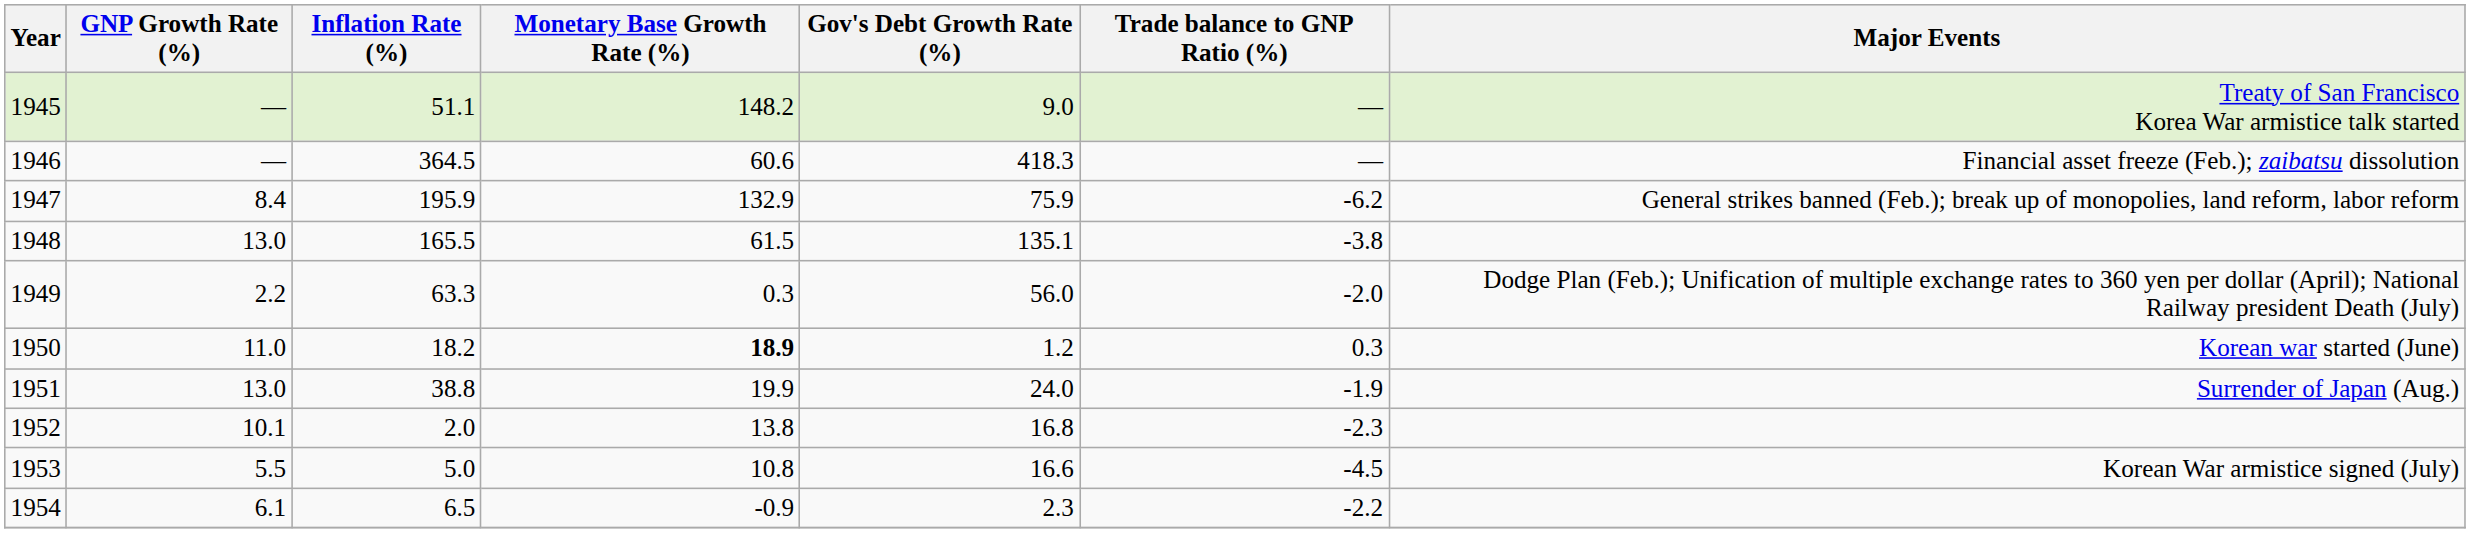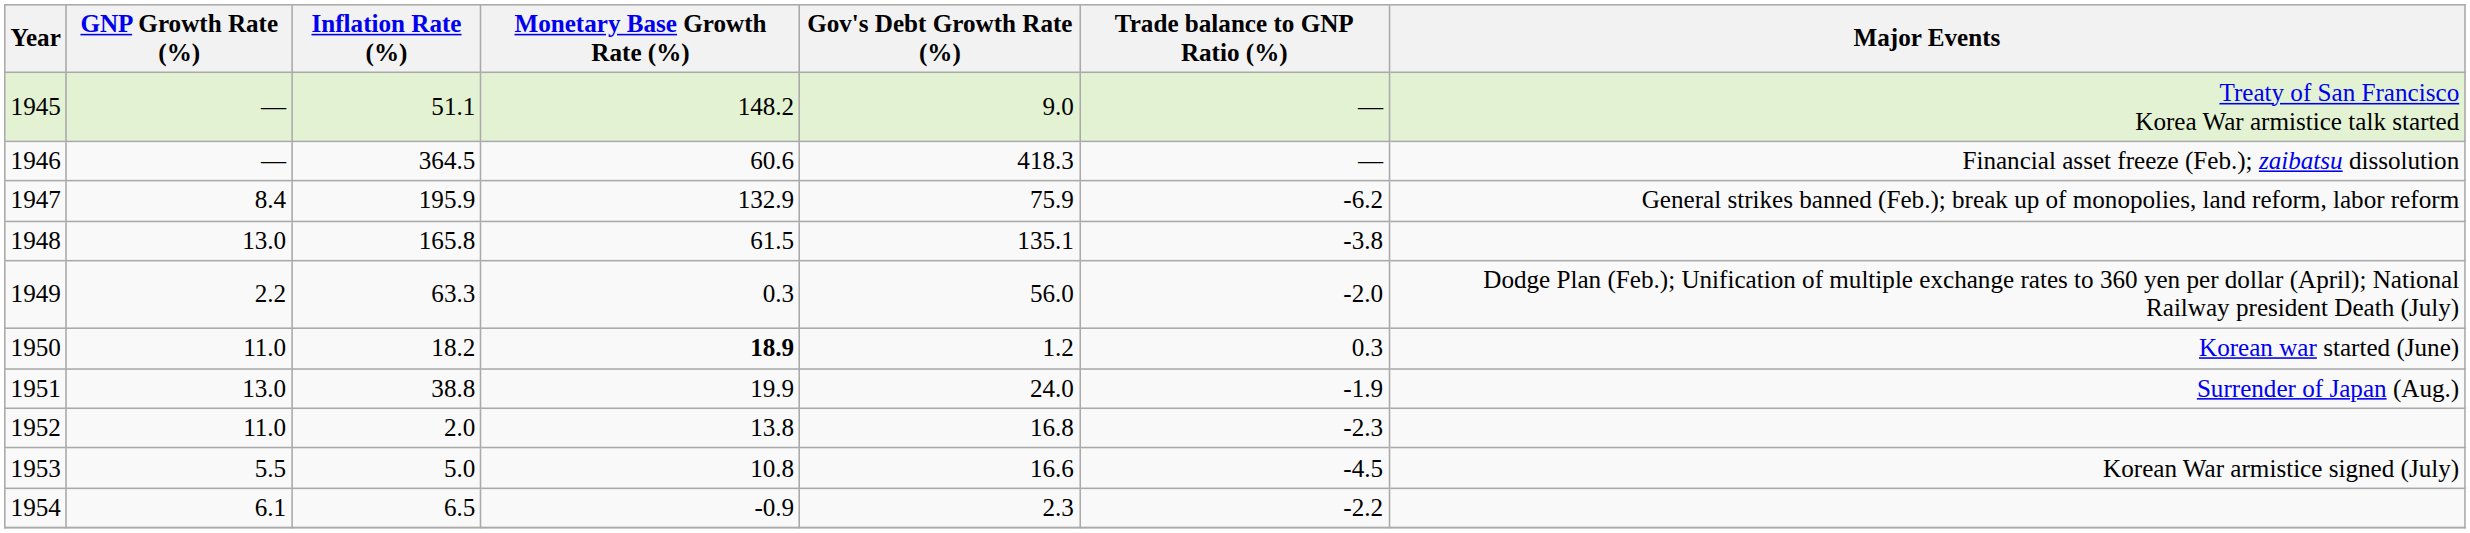(447, 240) 165.5 -> (447, 240) 165.8
(264, 427) 10.1 -> (265, 427) 11.0
